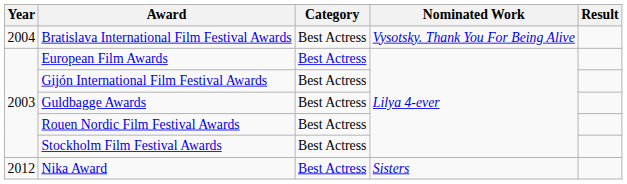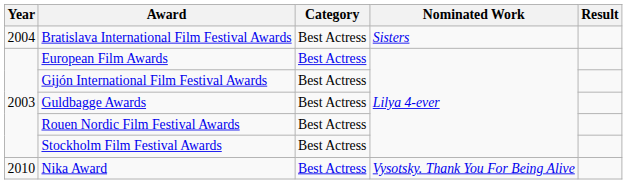(474, 37) Vysotsky. Thank You For Being Alive -> (391, 37) Sisters
(21, 168) 2012 -> (21, 168) 2010
(391, 168) Sisters -> (474, 168) Vysotsky. Thank You For Being Alive
